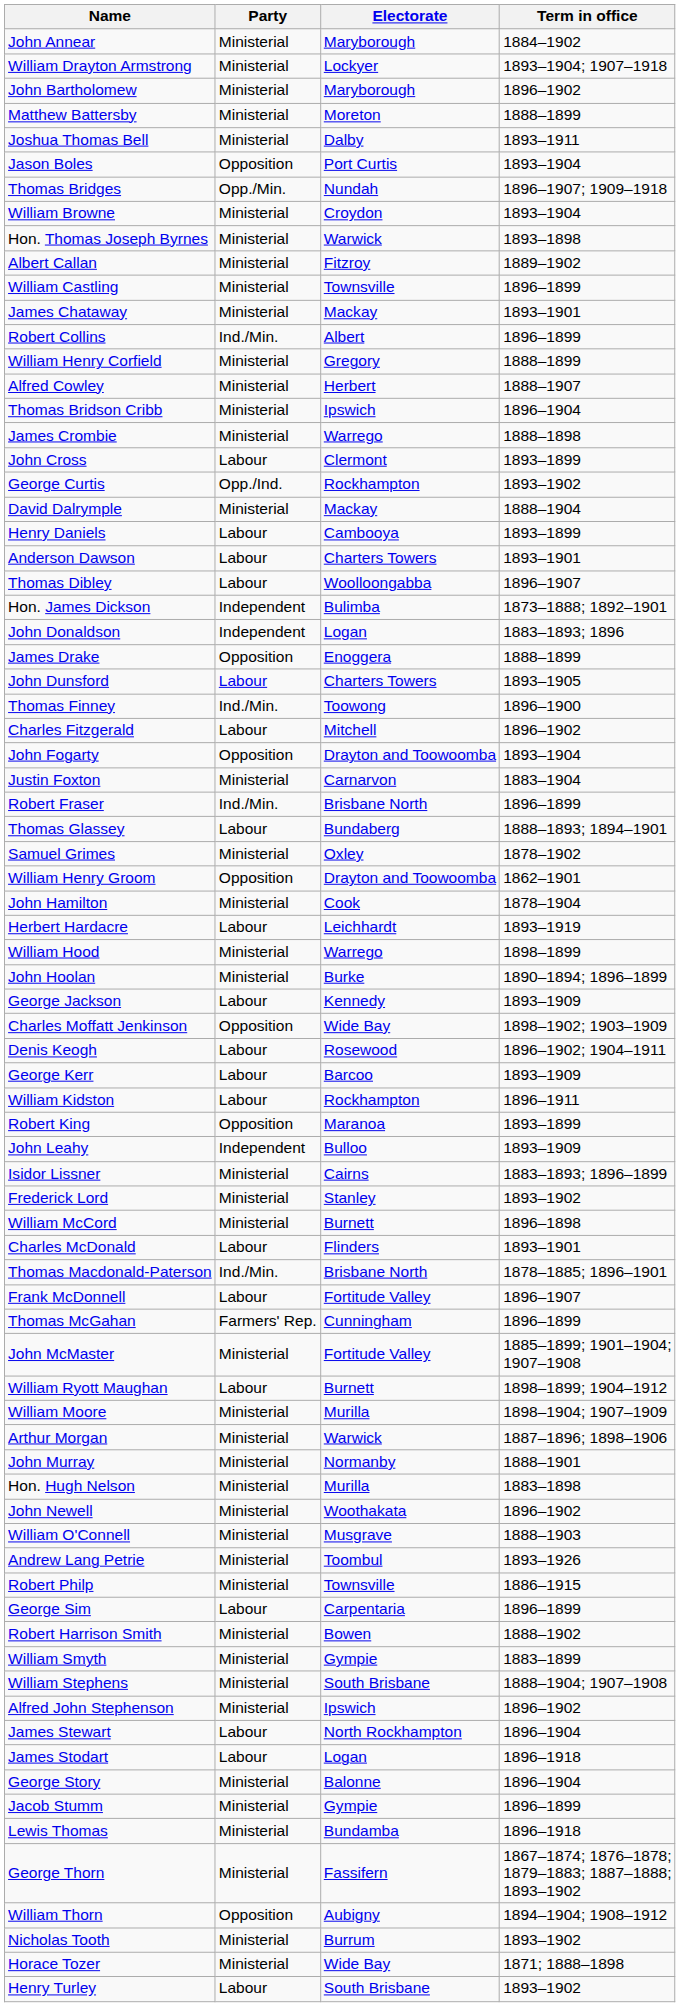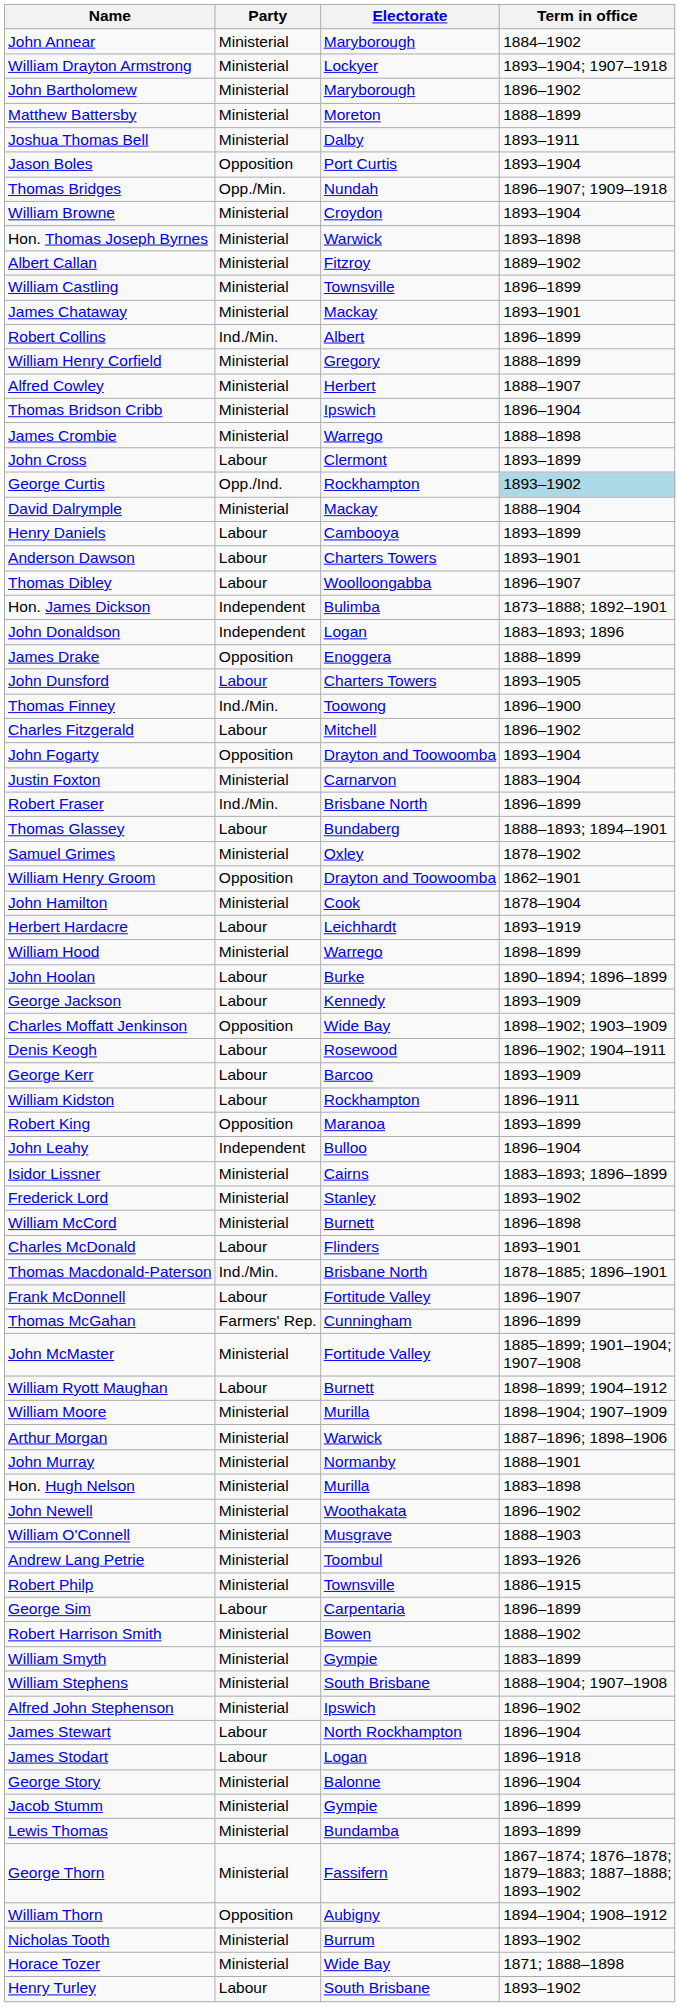(542, 484) no background -> (542, 484) lightblue background
(254, 976) Ministerial -> (243, 976) Labour
(542, 1149) 1893–1909 -> (542, 1149) 1896–1904
(542, 1831) 1896–1918 -> (542, 1831) 1893–1899
